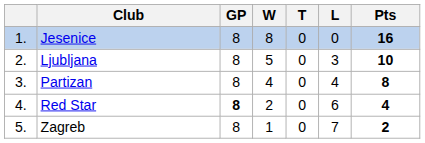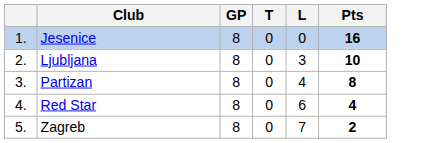- column: (269, 15)
(236, 104) bold -> (236, 104) normal
